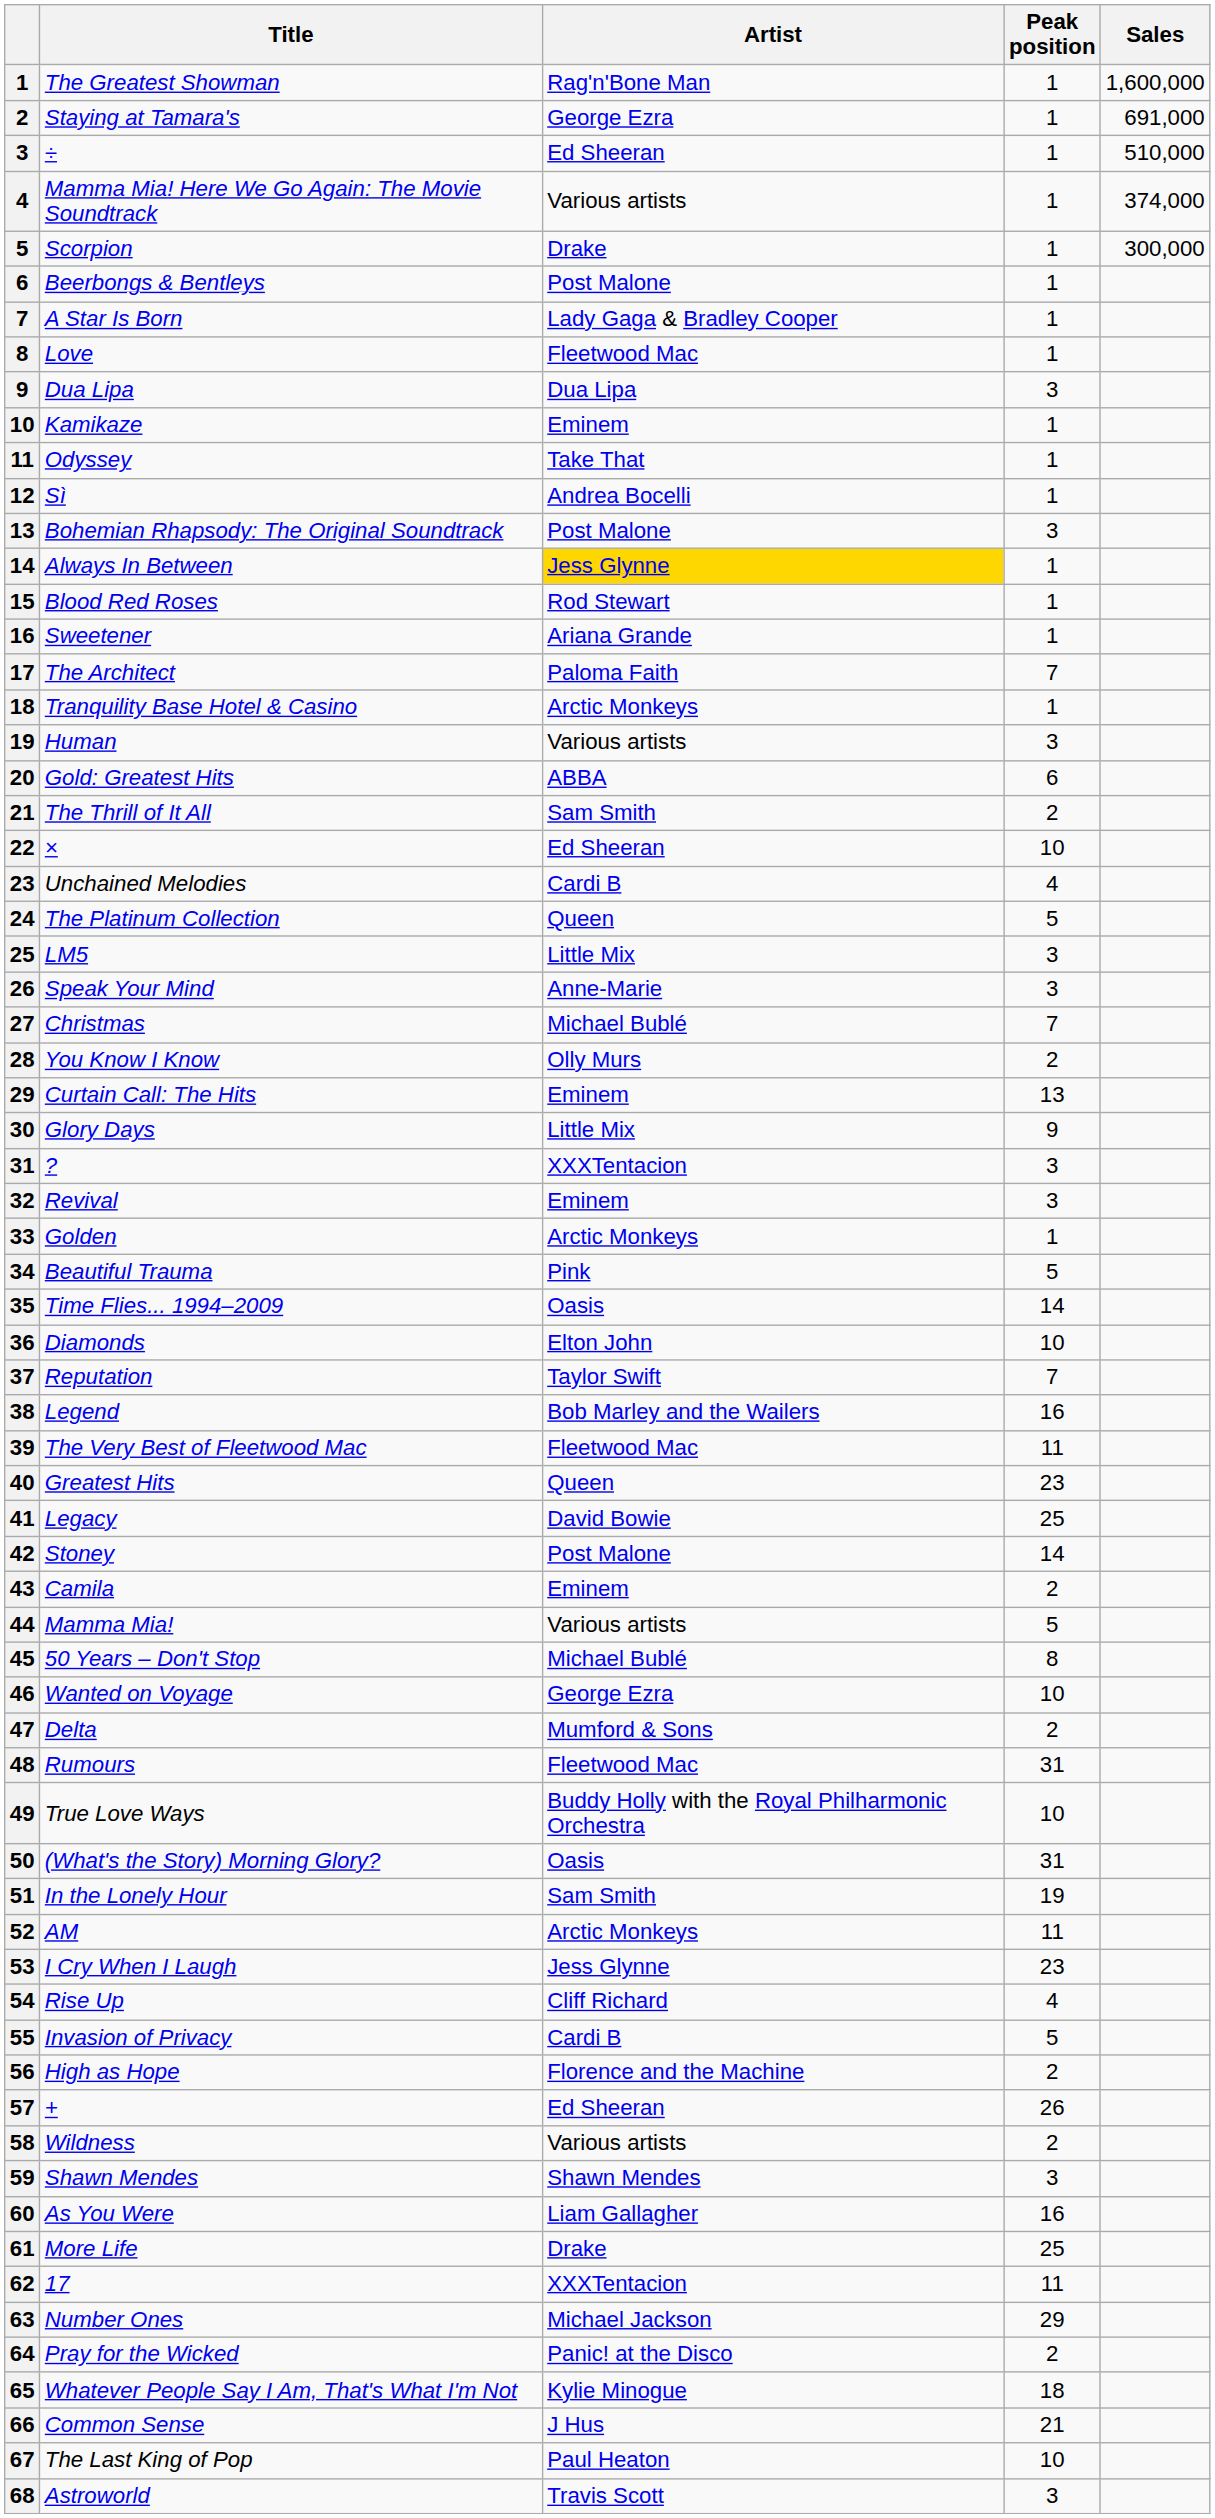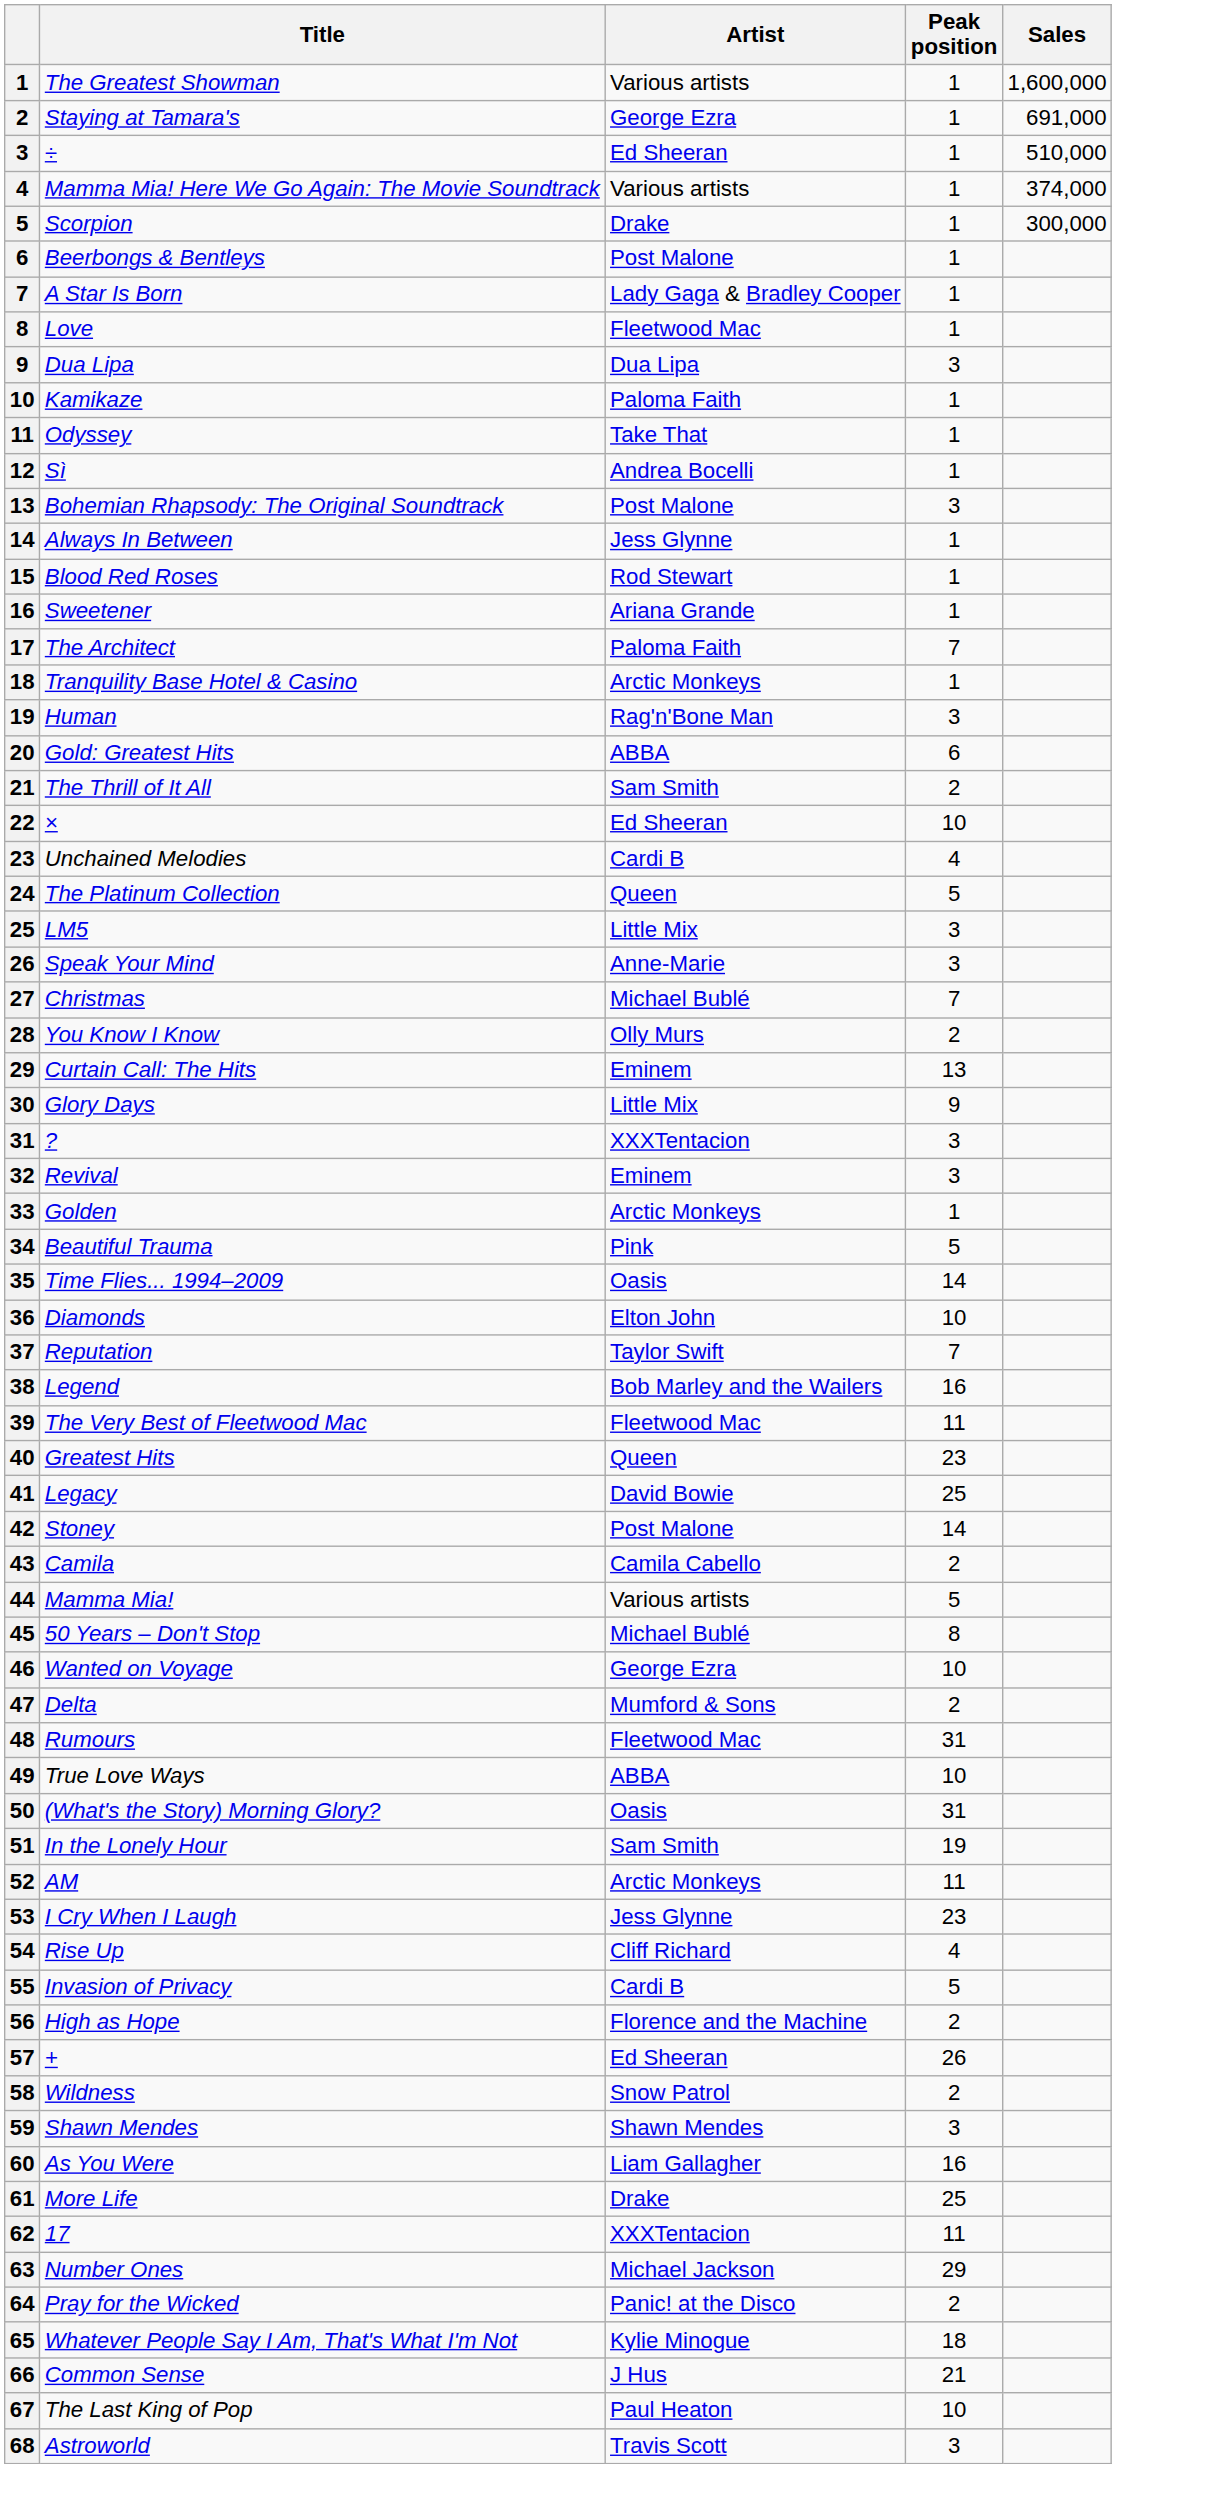(629, 82) Rag'n'Bone Man -> (680, 82) Various artists
(588, 424) Eminem -> (676, 399) Paloma Faith
(608, 565) gold background -> (671, 540) no background
(617, 742) Various artists -> (692, 717) Rag'n'Bone Man
(588, 1588) Eminem -> (685, 1563) Camila Cabello
(747, 1812) Buddy Holly with the Royal Philharmonic Orchestra -> (640, 1775) ABBA
(617, 2142) Various artists -> (670, 2092) Snow Patrol
